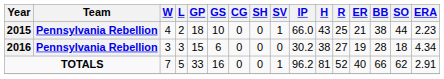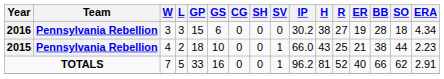rows swapped: (19, 30) <-> (19, 47)
